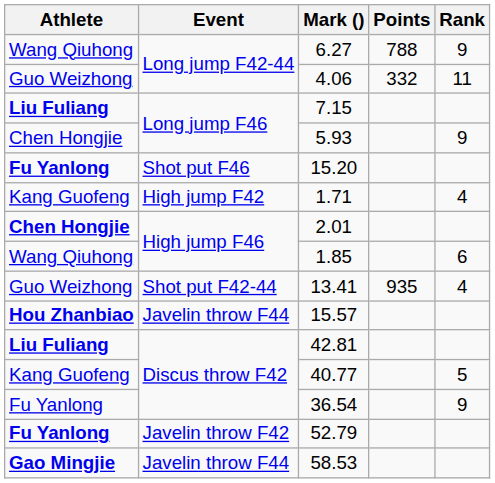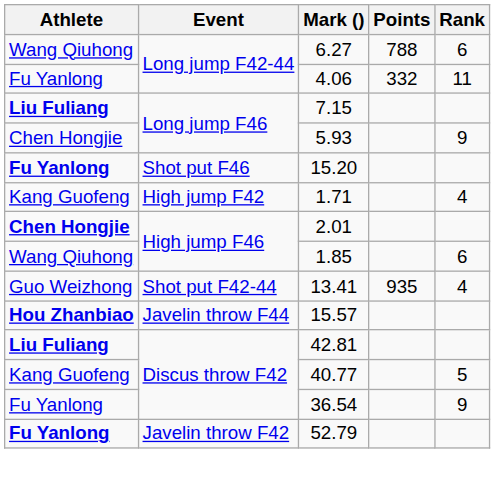(462, 49) 9 -> (462, 49) 6
(71, 79) Guo Weizhong -> (56, 79) Fu Yanlong
- row: (334, 463)
